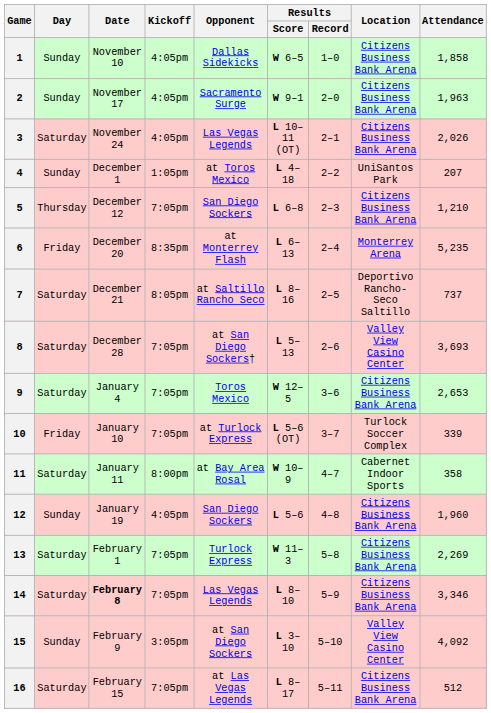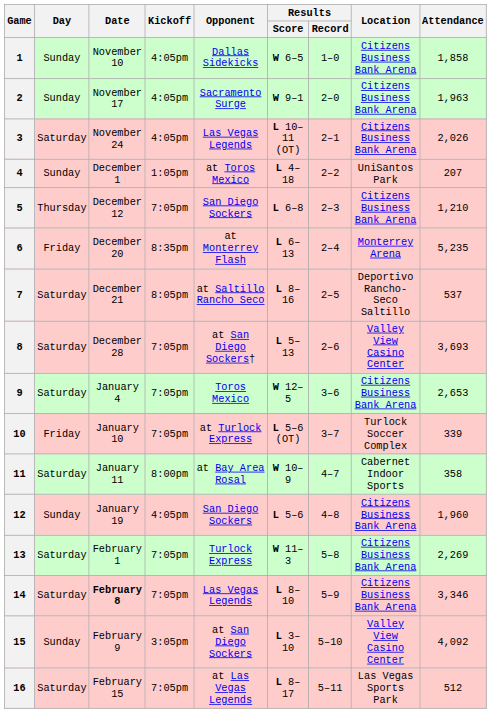(453, 295) 737 -> (453, 295) 537
(386, 688) Citizens Business Bank Arena -> (386, 688) Las Vegas Sports Park
